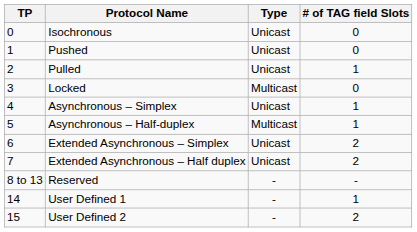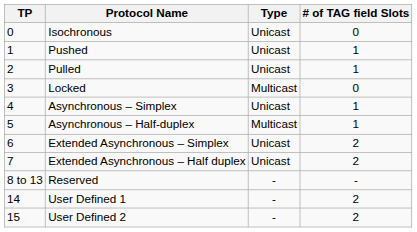(356, 50) 0 -> (356, 50) 1
(356, 198) 1 -> (356, 198) 2
